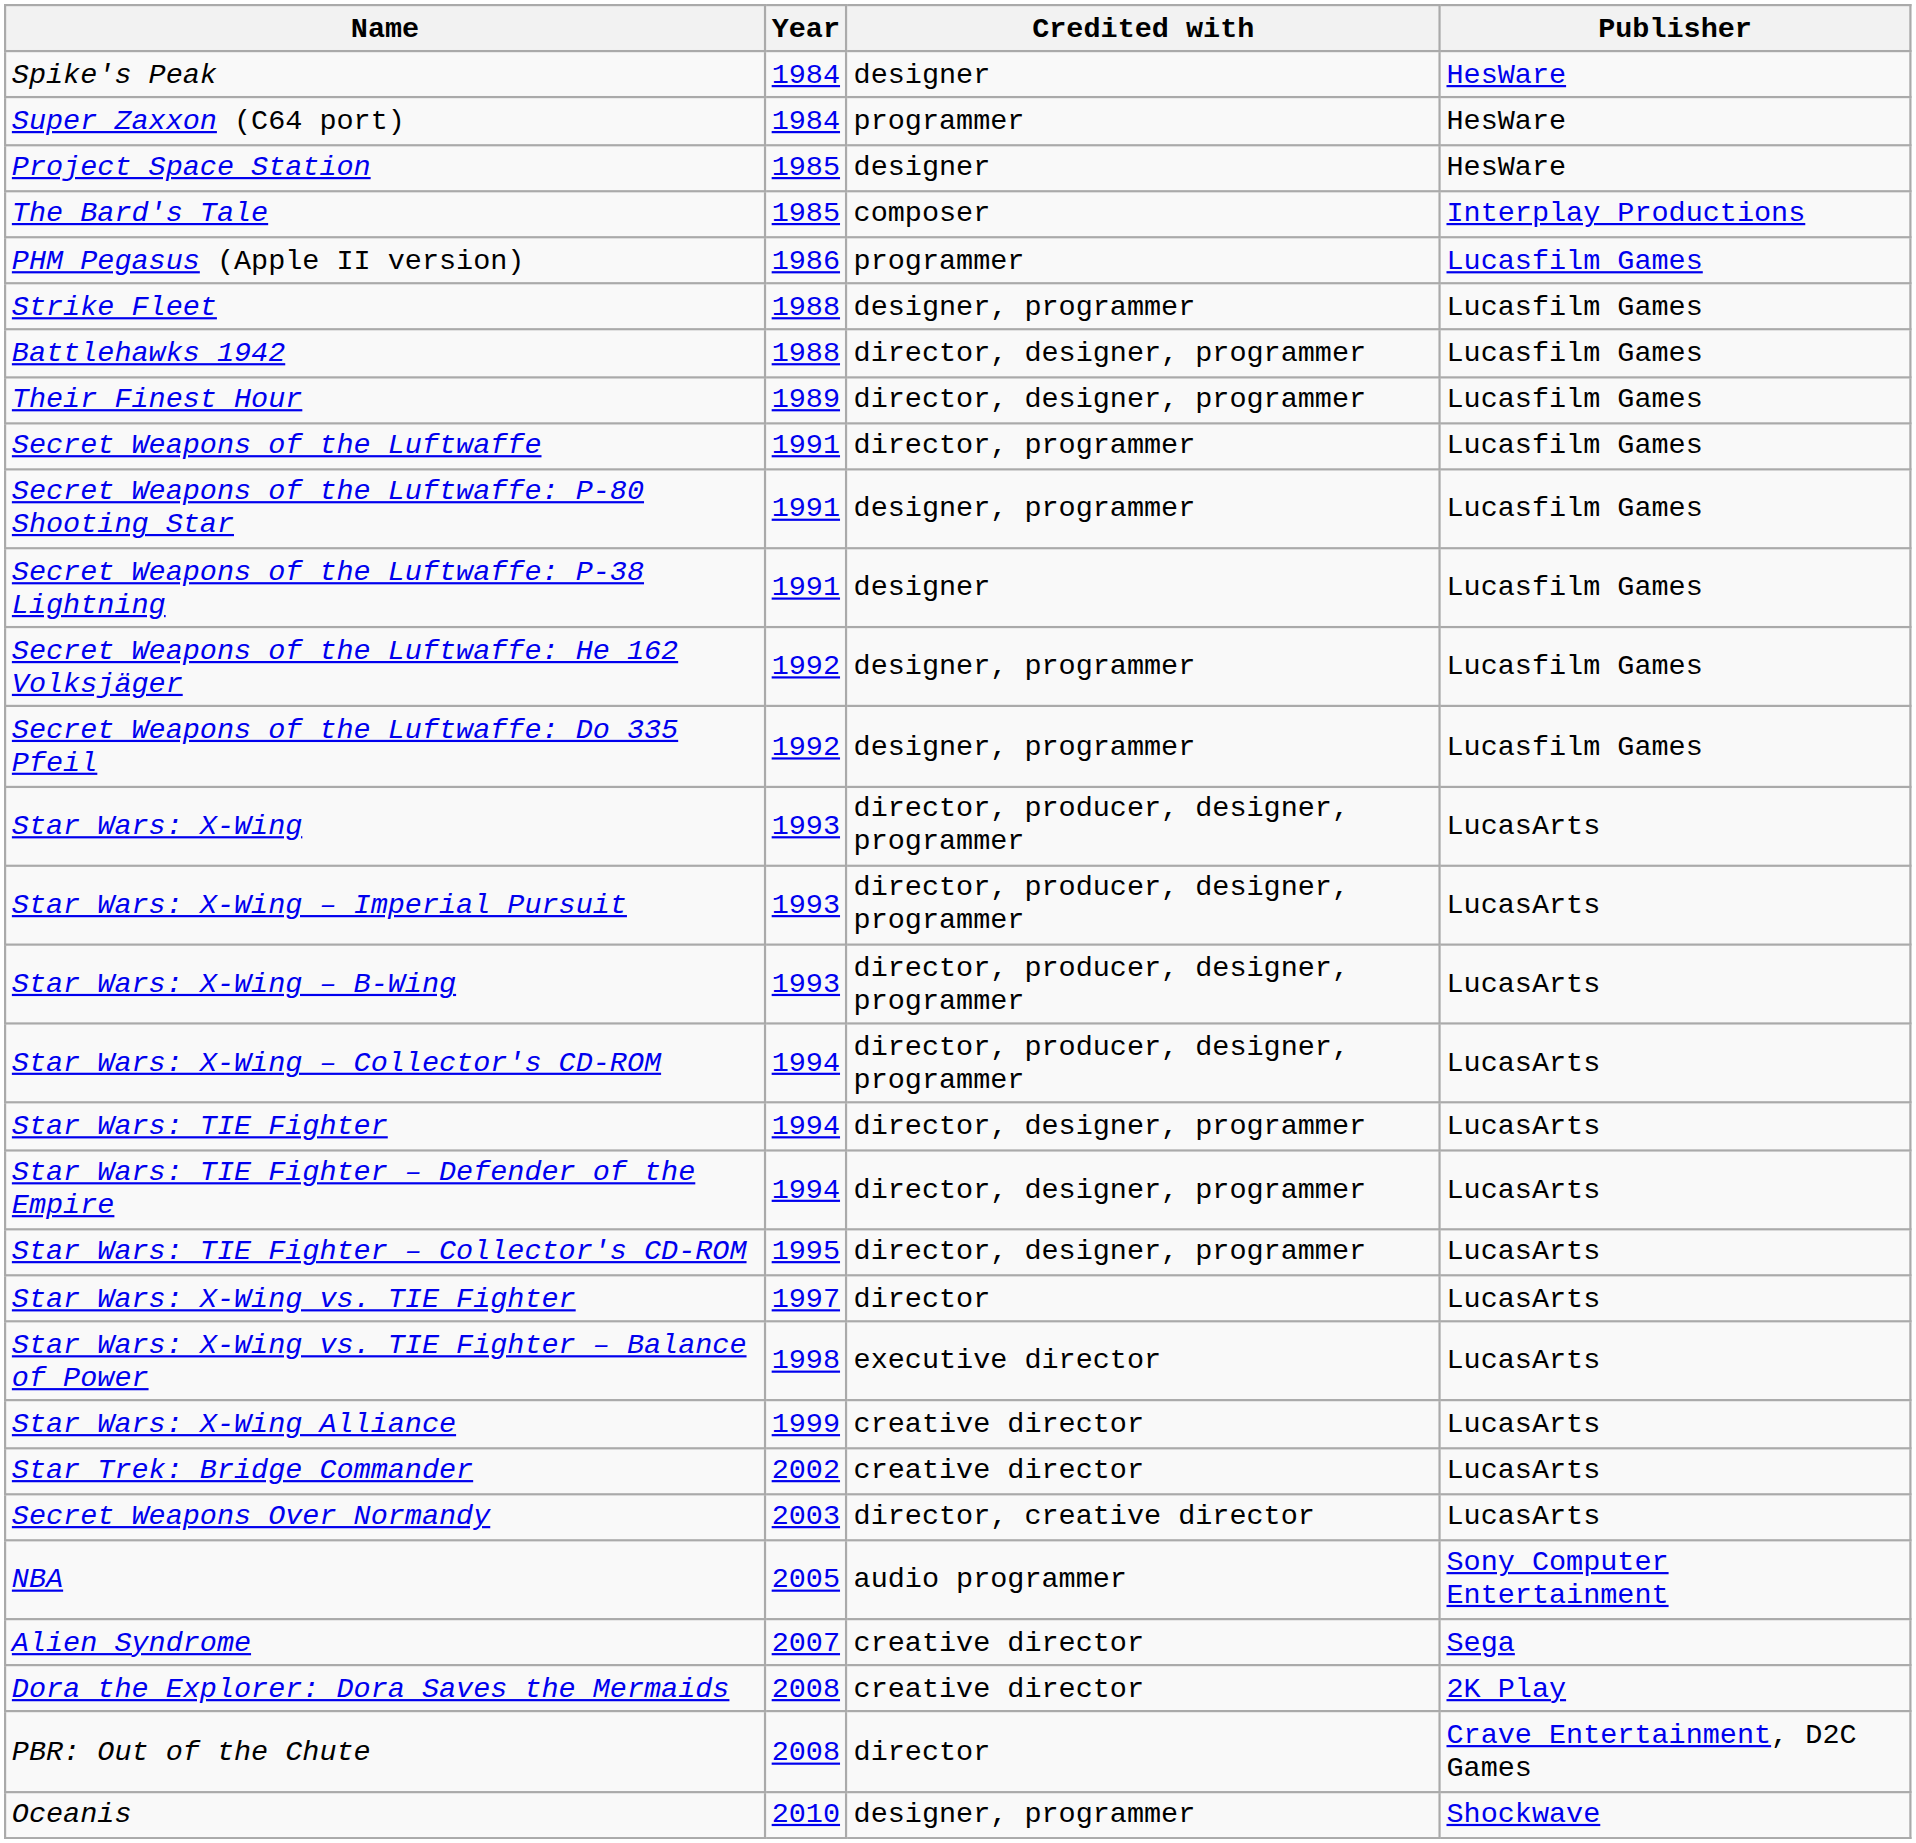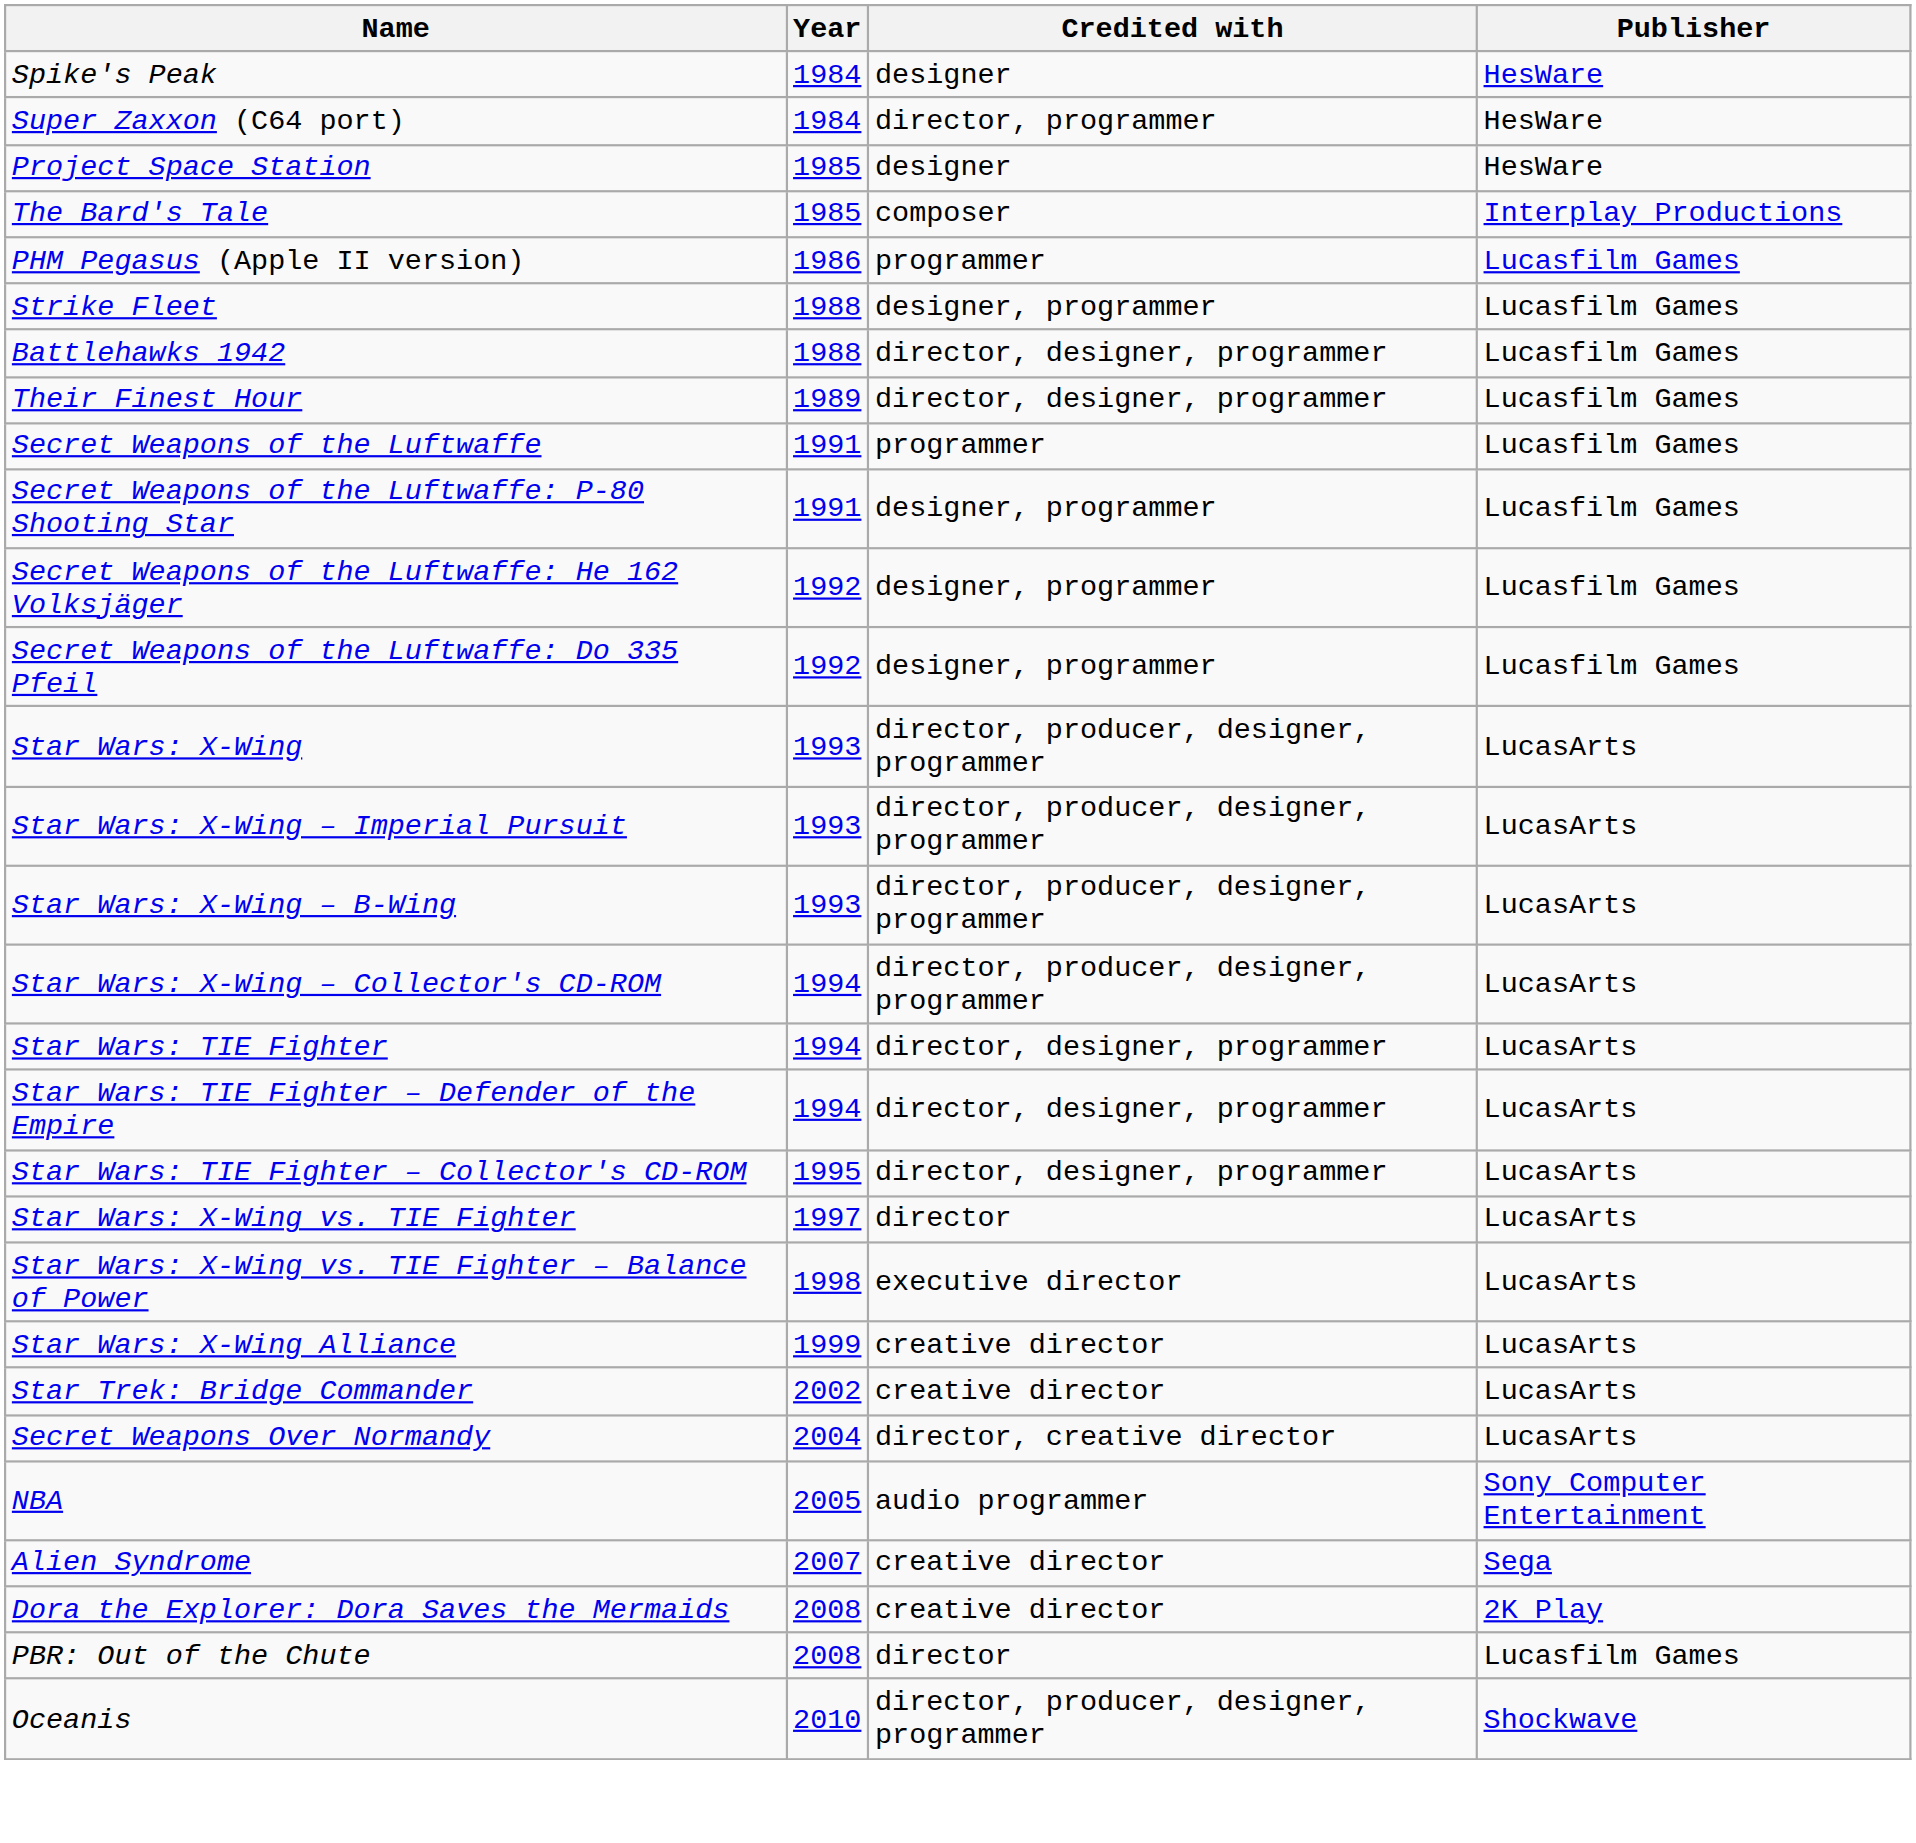(939, 121) programmer -> (1046, 121) director, programmer
(1024, 446) director, programmer -> (960, 446) programmer
- row: (328, 588)
(806, 1517) 2003 -> (827, 1438) 2004
(1652, 1752) Crave Entertainment, D2C Games -> (1612, 1656) Lucasfilm Games
(1024, 1815) designer, programmer -> (1123, 1719) director, producer, designer, programmer
